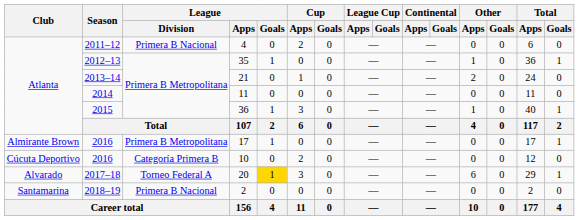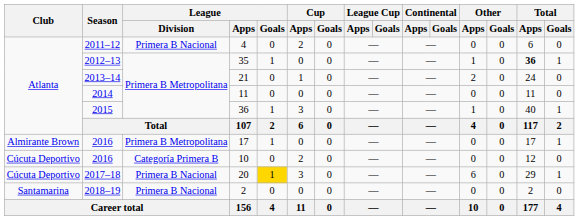(530, 61) normal -> (530, 61) bold
(43, 175) Alvarado -> (43, 175) Cúcuta Deportivo
(176, 175) Torneo Federal A -> (176, 175) Primera B Nacional
